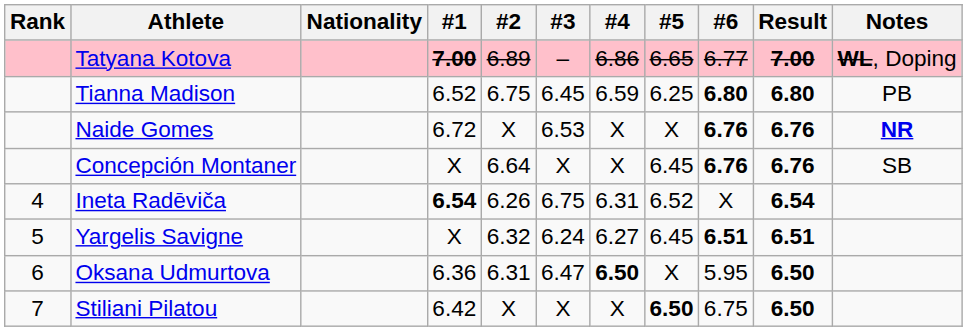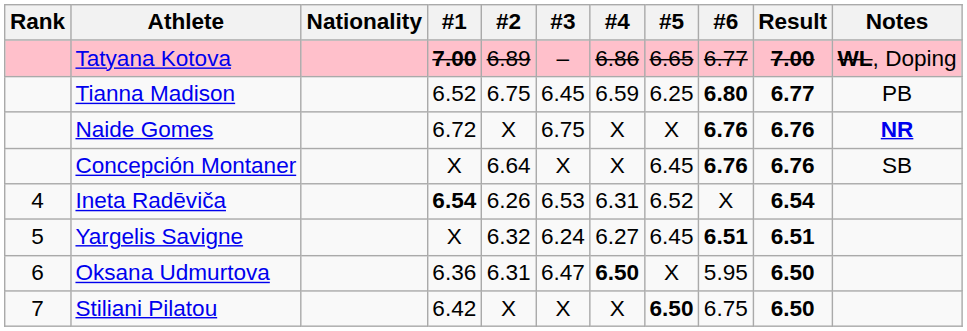(793, 93) 6.80 -> (793, 93) 6.77
(563, 129) 6.53 -> (563, 129) 6.75
(563, 201) 6.75 -> (563, 201) 6.53
